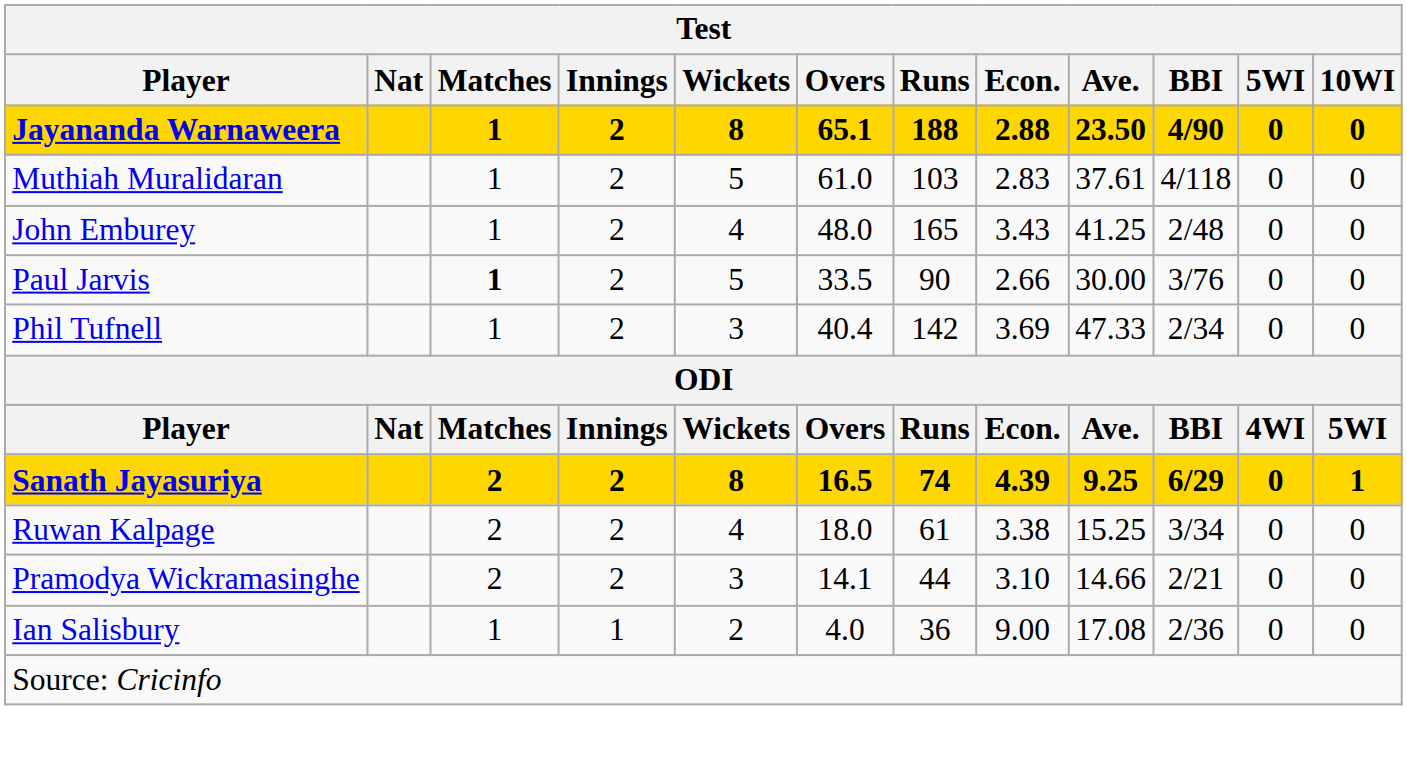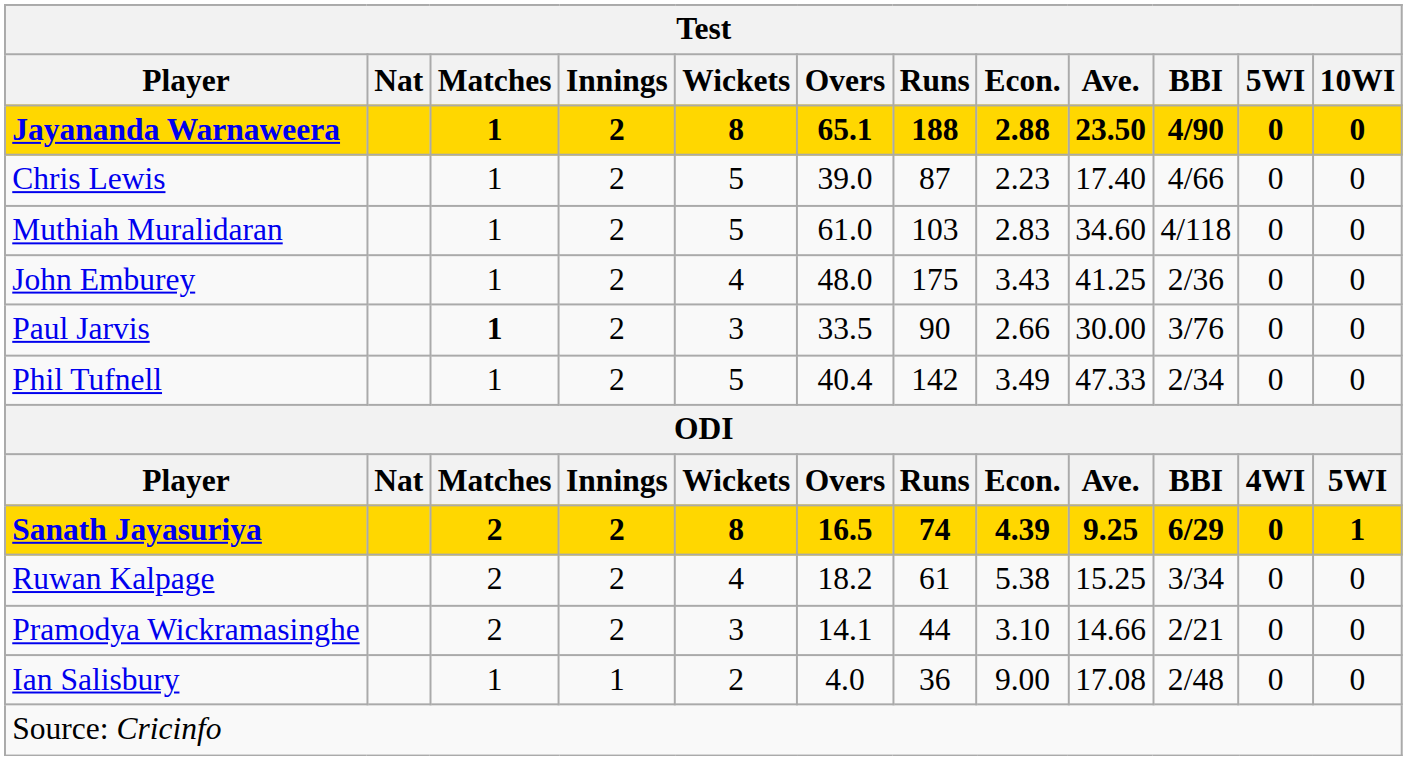+ row: (89, 179)
(1111, 179) 37.61 -> (1111, 229) 34.60
(935, 229) 165 -> (935, 279) 175
(1196, 229) 2/48 -> (1196, 279) 2/36
(736, 279) 5 -> (736, 329) 3
(736, 329) 3 -> (736, 379) 5
(1022, 329) 3.69 -> (1022, 379) 3.49
(845, 529) 18.0 -> (845, 579) 18.2
(1022, 529) 3.38 -> (1022, 579) 5.38
(1196, 629) 2/36 -> (1196, 679) 2/48
